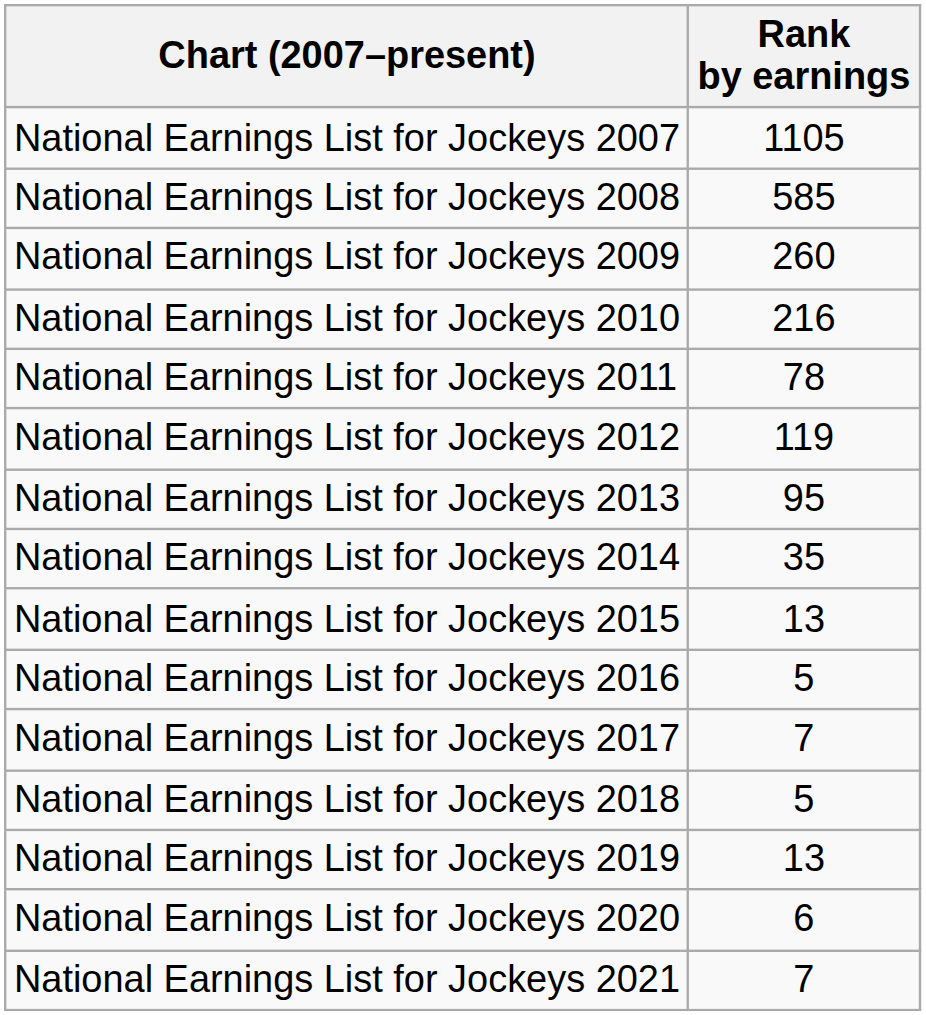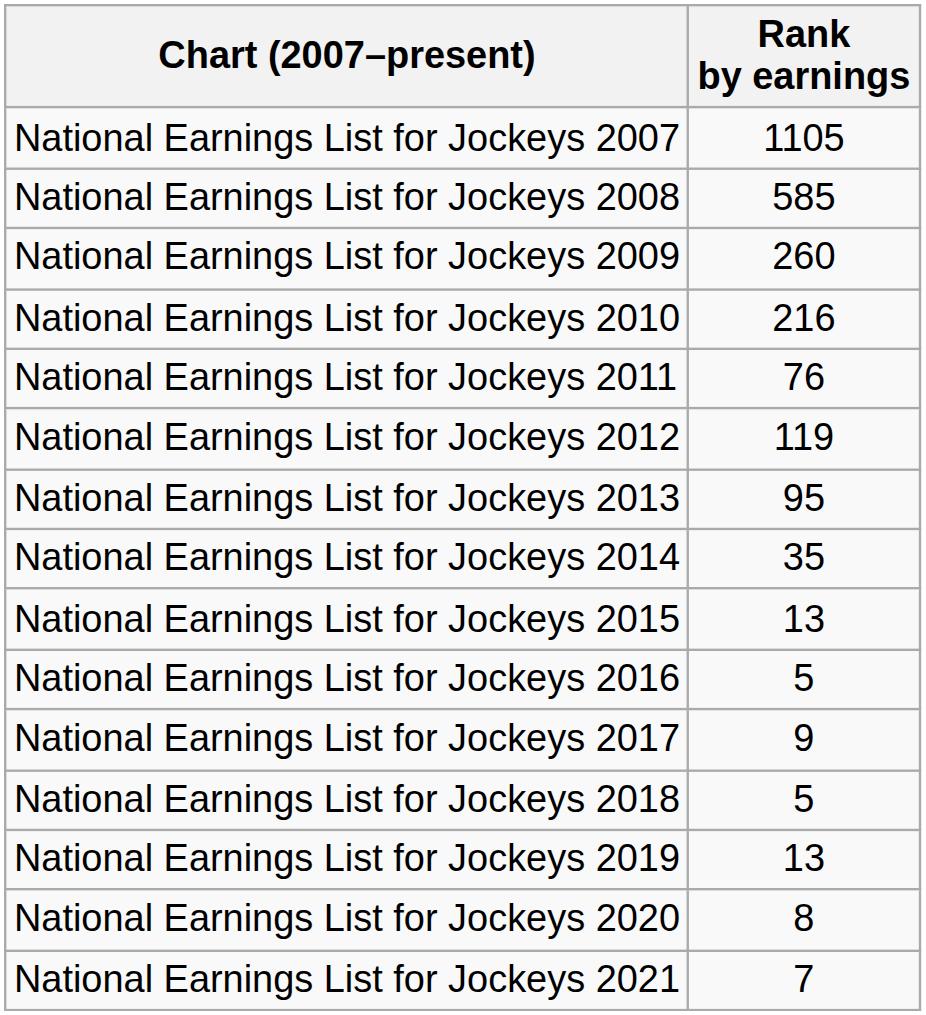(804, 377) 78 -> (804, 377) 76
(804, 738) 7 -> (804, 738) 9
(804, 919) 6 -> (804, 919) 8
